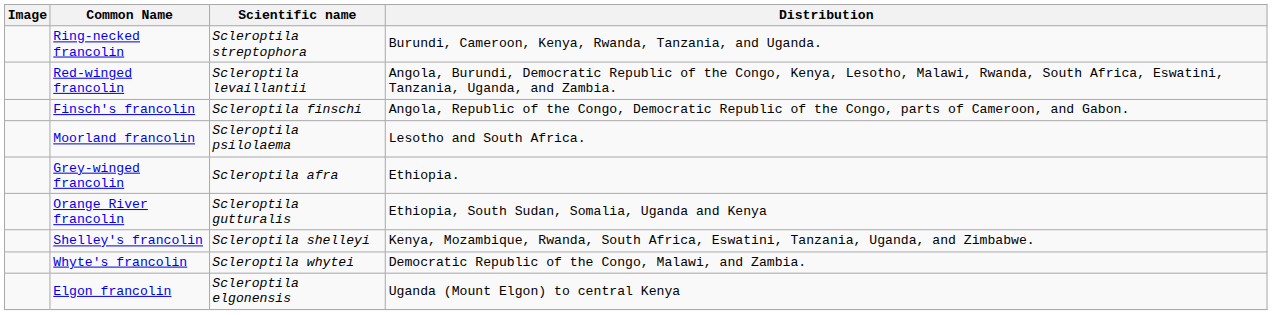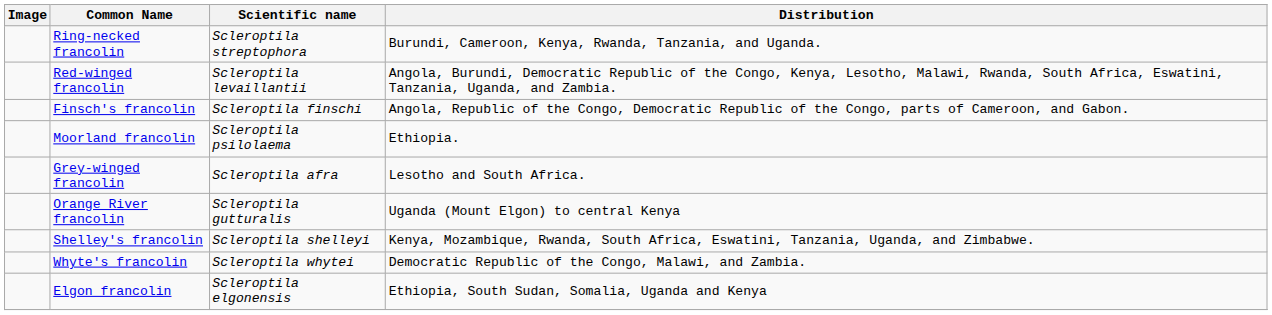(487, 139) Lesotho and South Africa. -> (424, 139) Ethiopia.
(424, 175) Ethiopia. -> (487, 175) Lesotho and South Africa.
(578, 212) Ethiopia, South Sudan, Somalia, Uganda and Kenya -> (534, 212) Uganda (Mount Elgon) to central Kenya
(534, 291) Uganda (Mount Elgon) to central Kenya -> (578, 291) Ethiopia, South Sudan, Somalia, Uganda and Kenya
